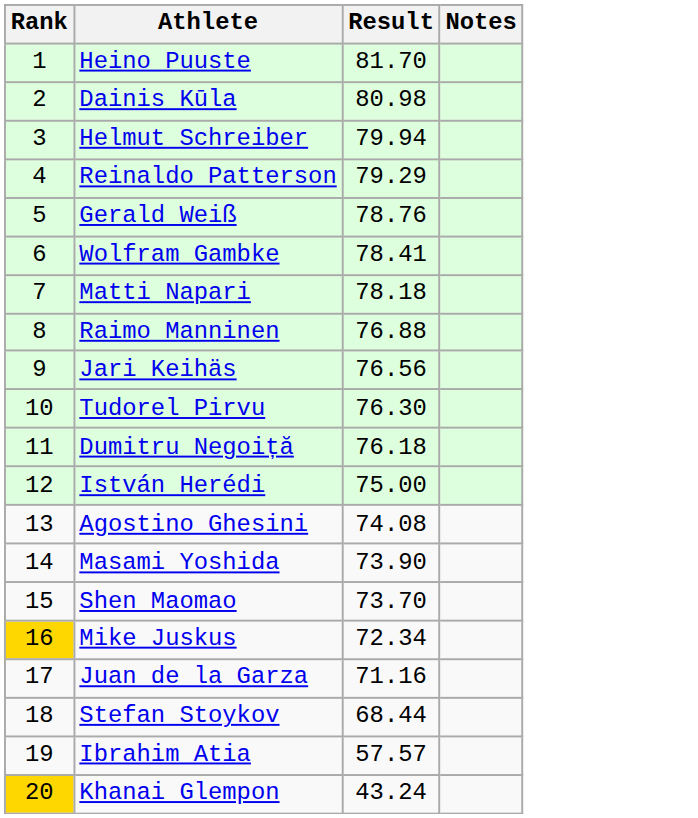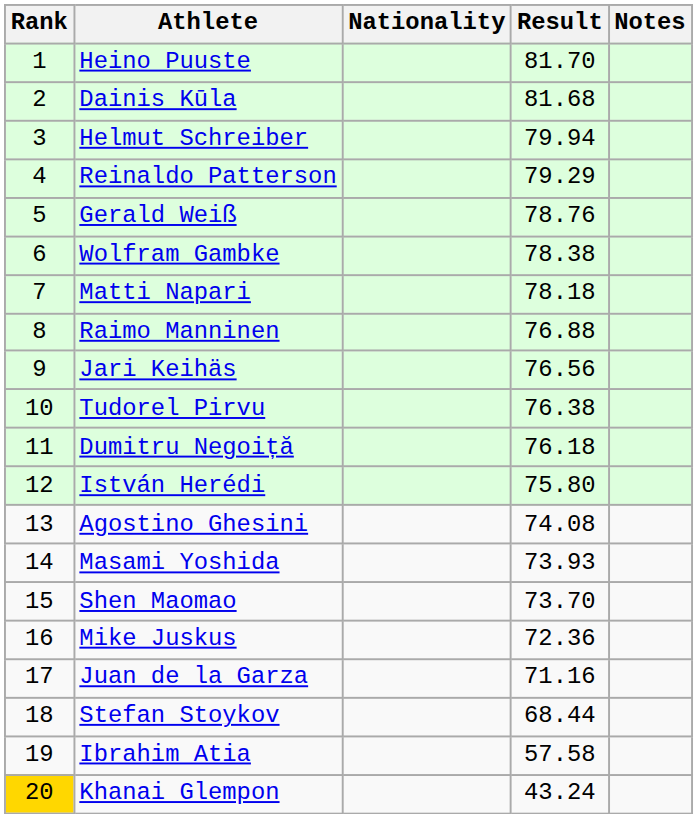+ column: (427, 25)
(391, 102) 80.98 -> (560, 102) 81.68
(391, 255) 78.41 -> (560, 255) 78.38
(391, 409) 76.30 -> (560, 409) 76.38
(391, 486) 75.00 -> (560, 486) 75.80
(391, 563) 73.90 -> (560, 563) 73.93
(39, 640) gold background -> (39, 640) no background
(391, 640) 72.34 -> (560, 640) 72.36
(391, 756) 57.57 -> (560, 756) 57.58
